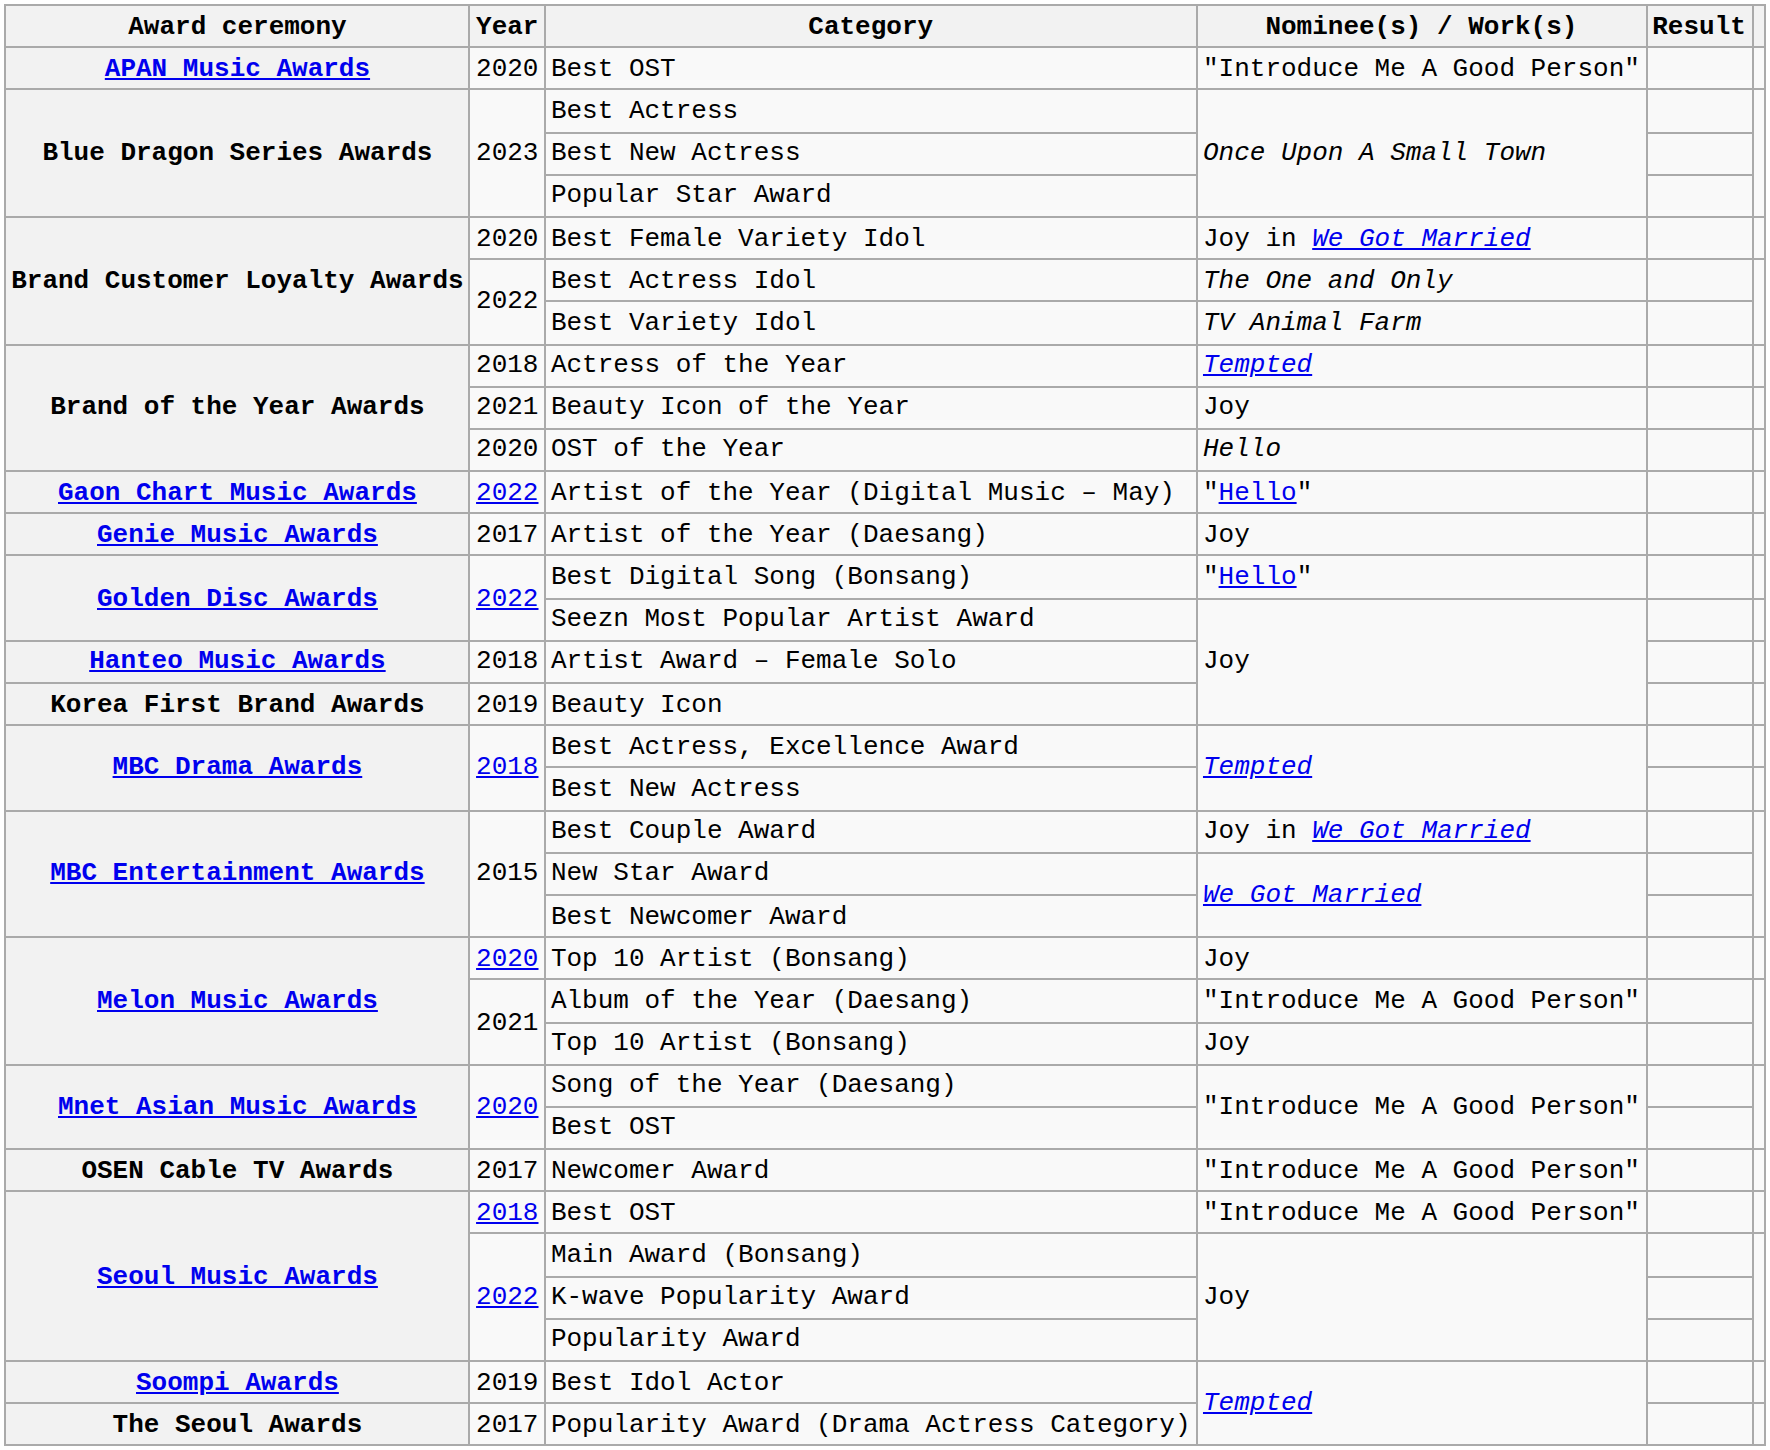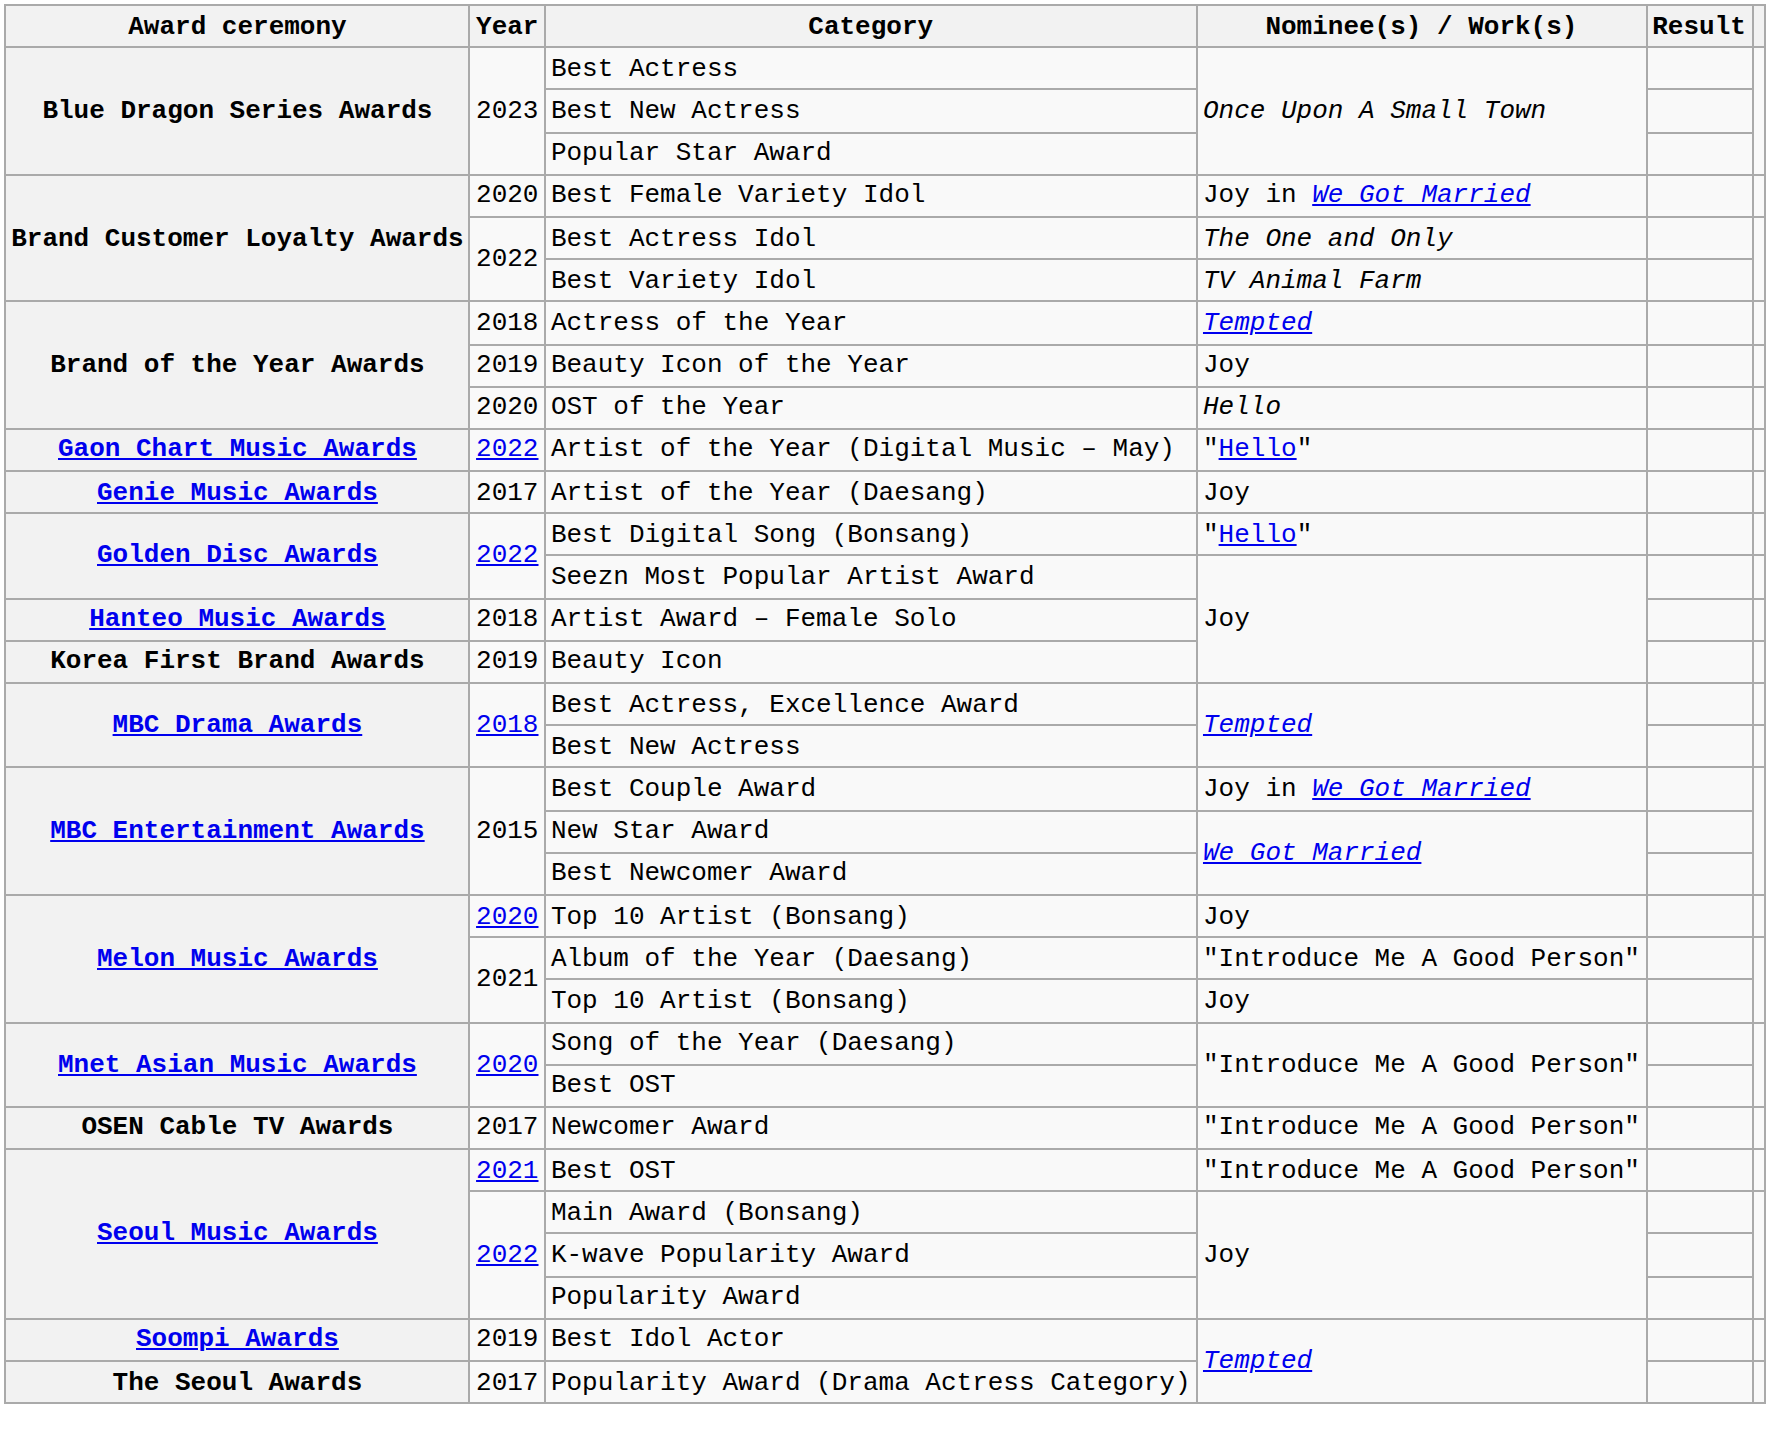- row: (237, 69)
(507, 408) 2021 -> (507, 365) 2019
(507, 1213) 2018 -> (507, 1170) 2021
